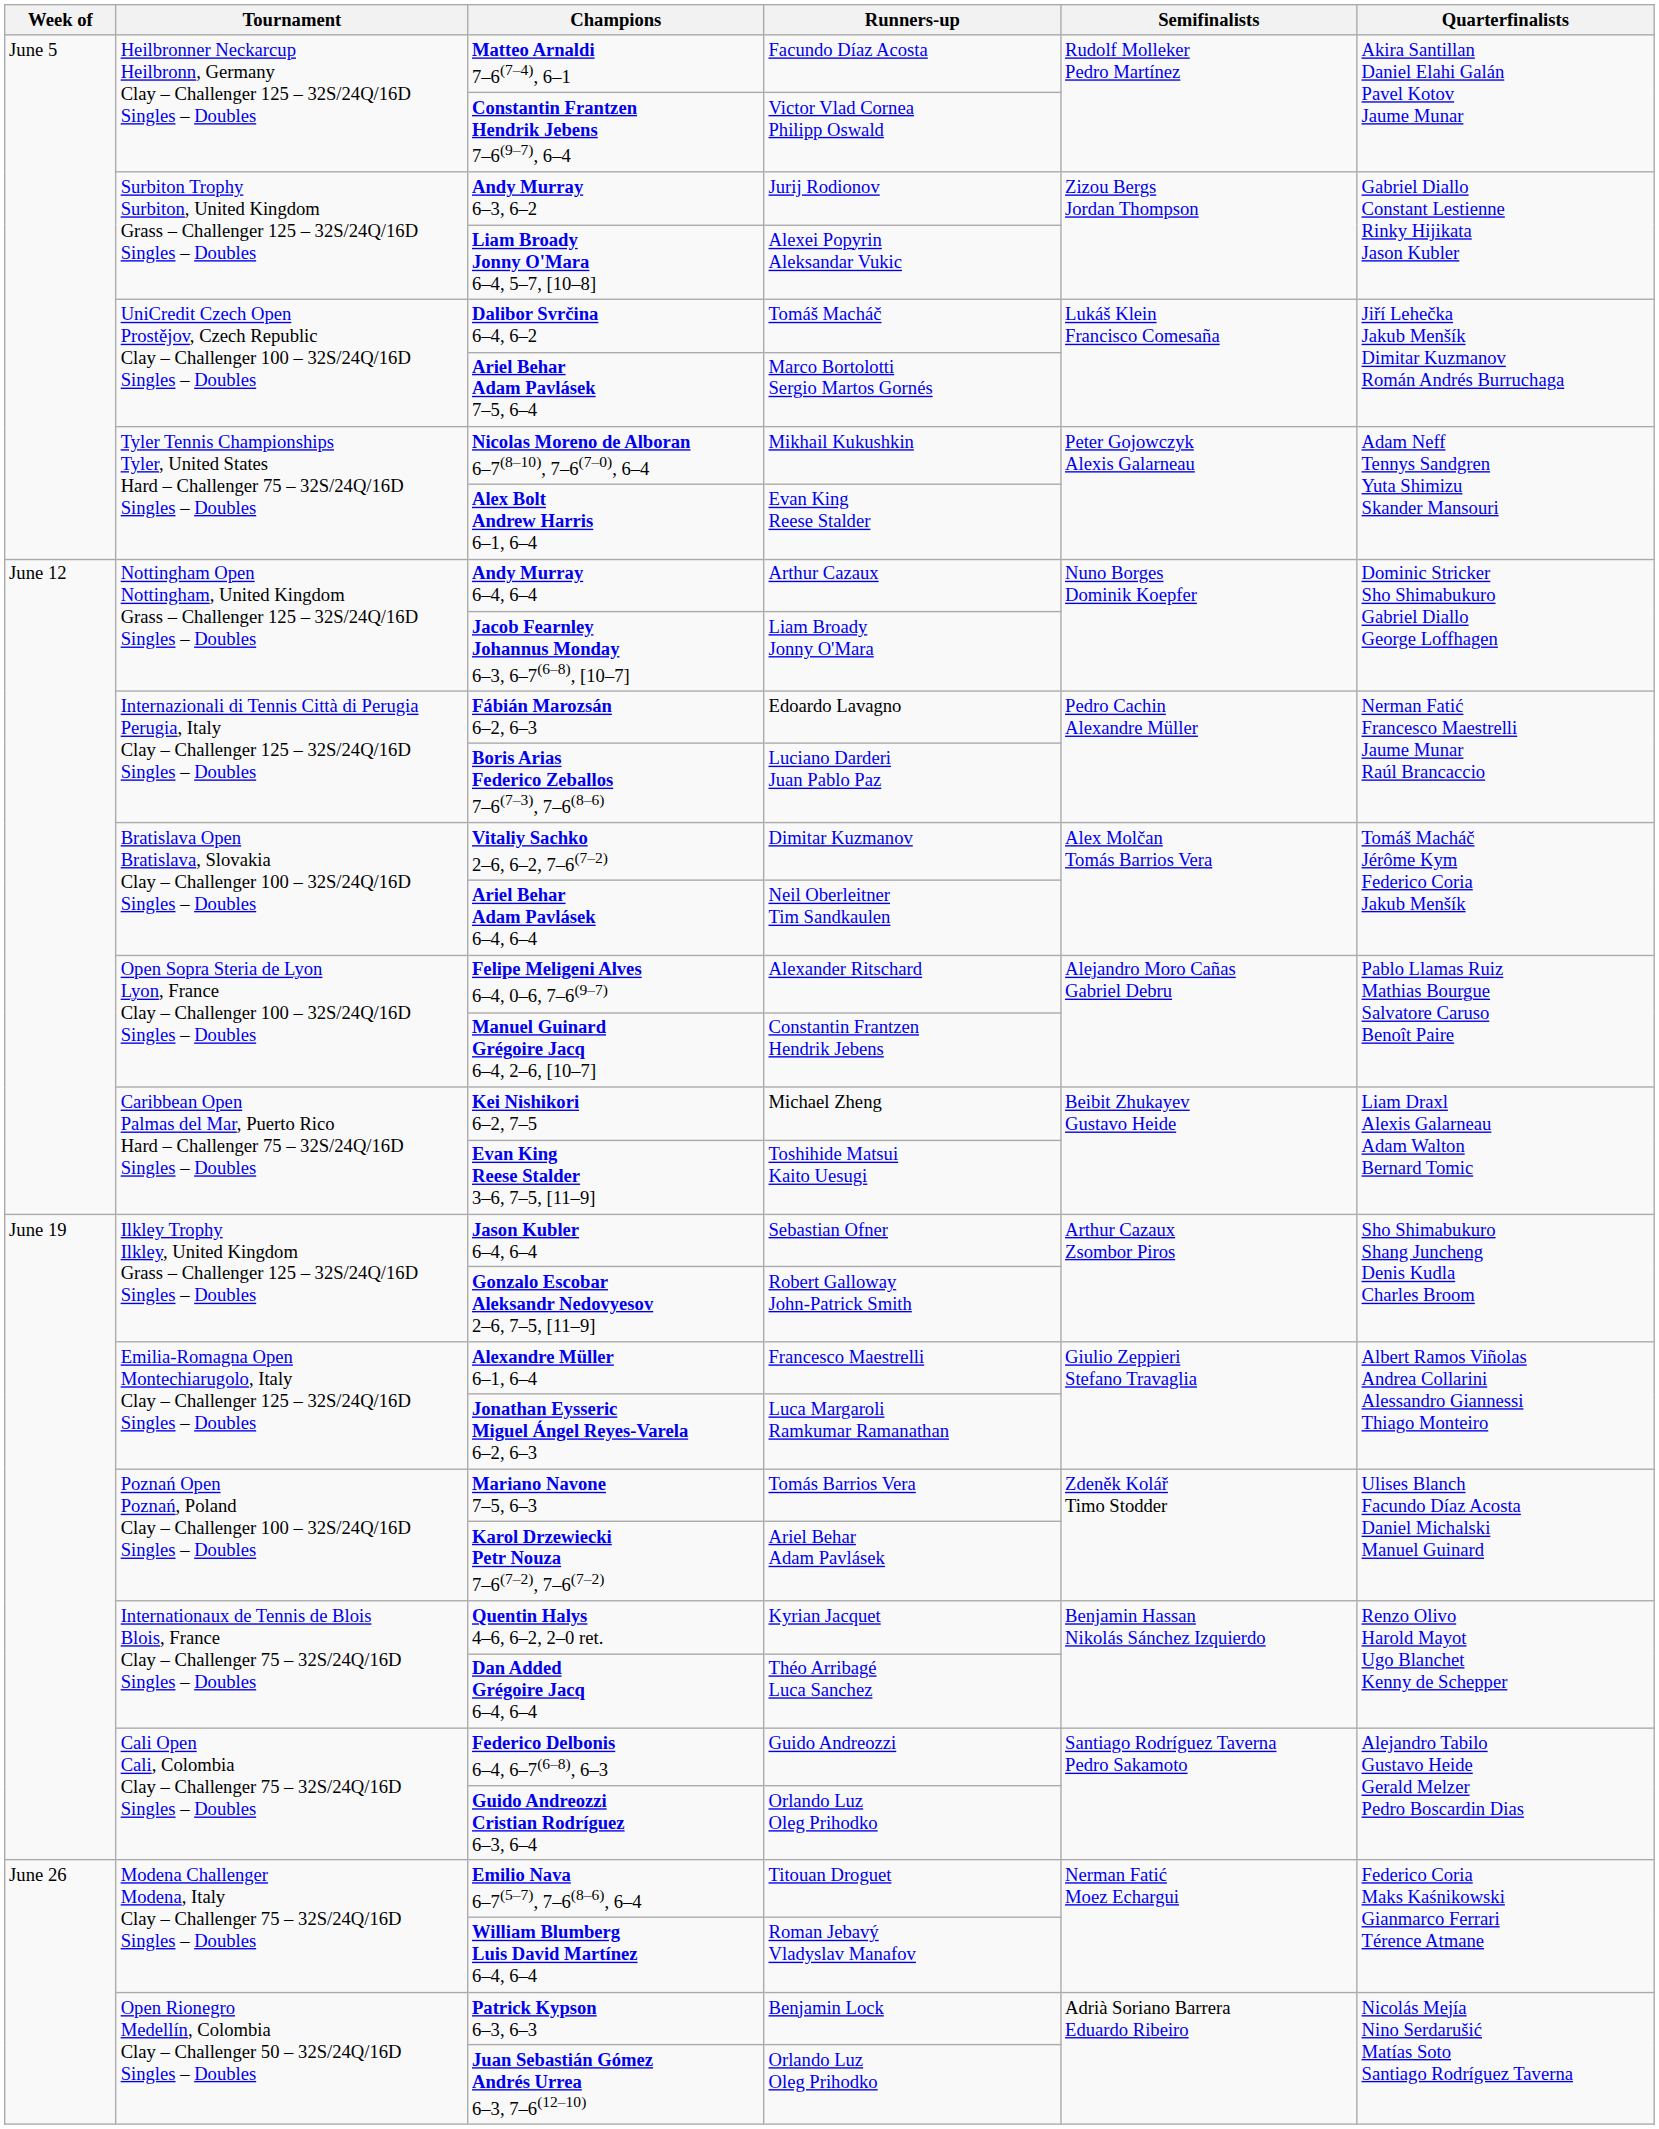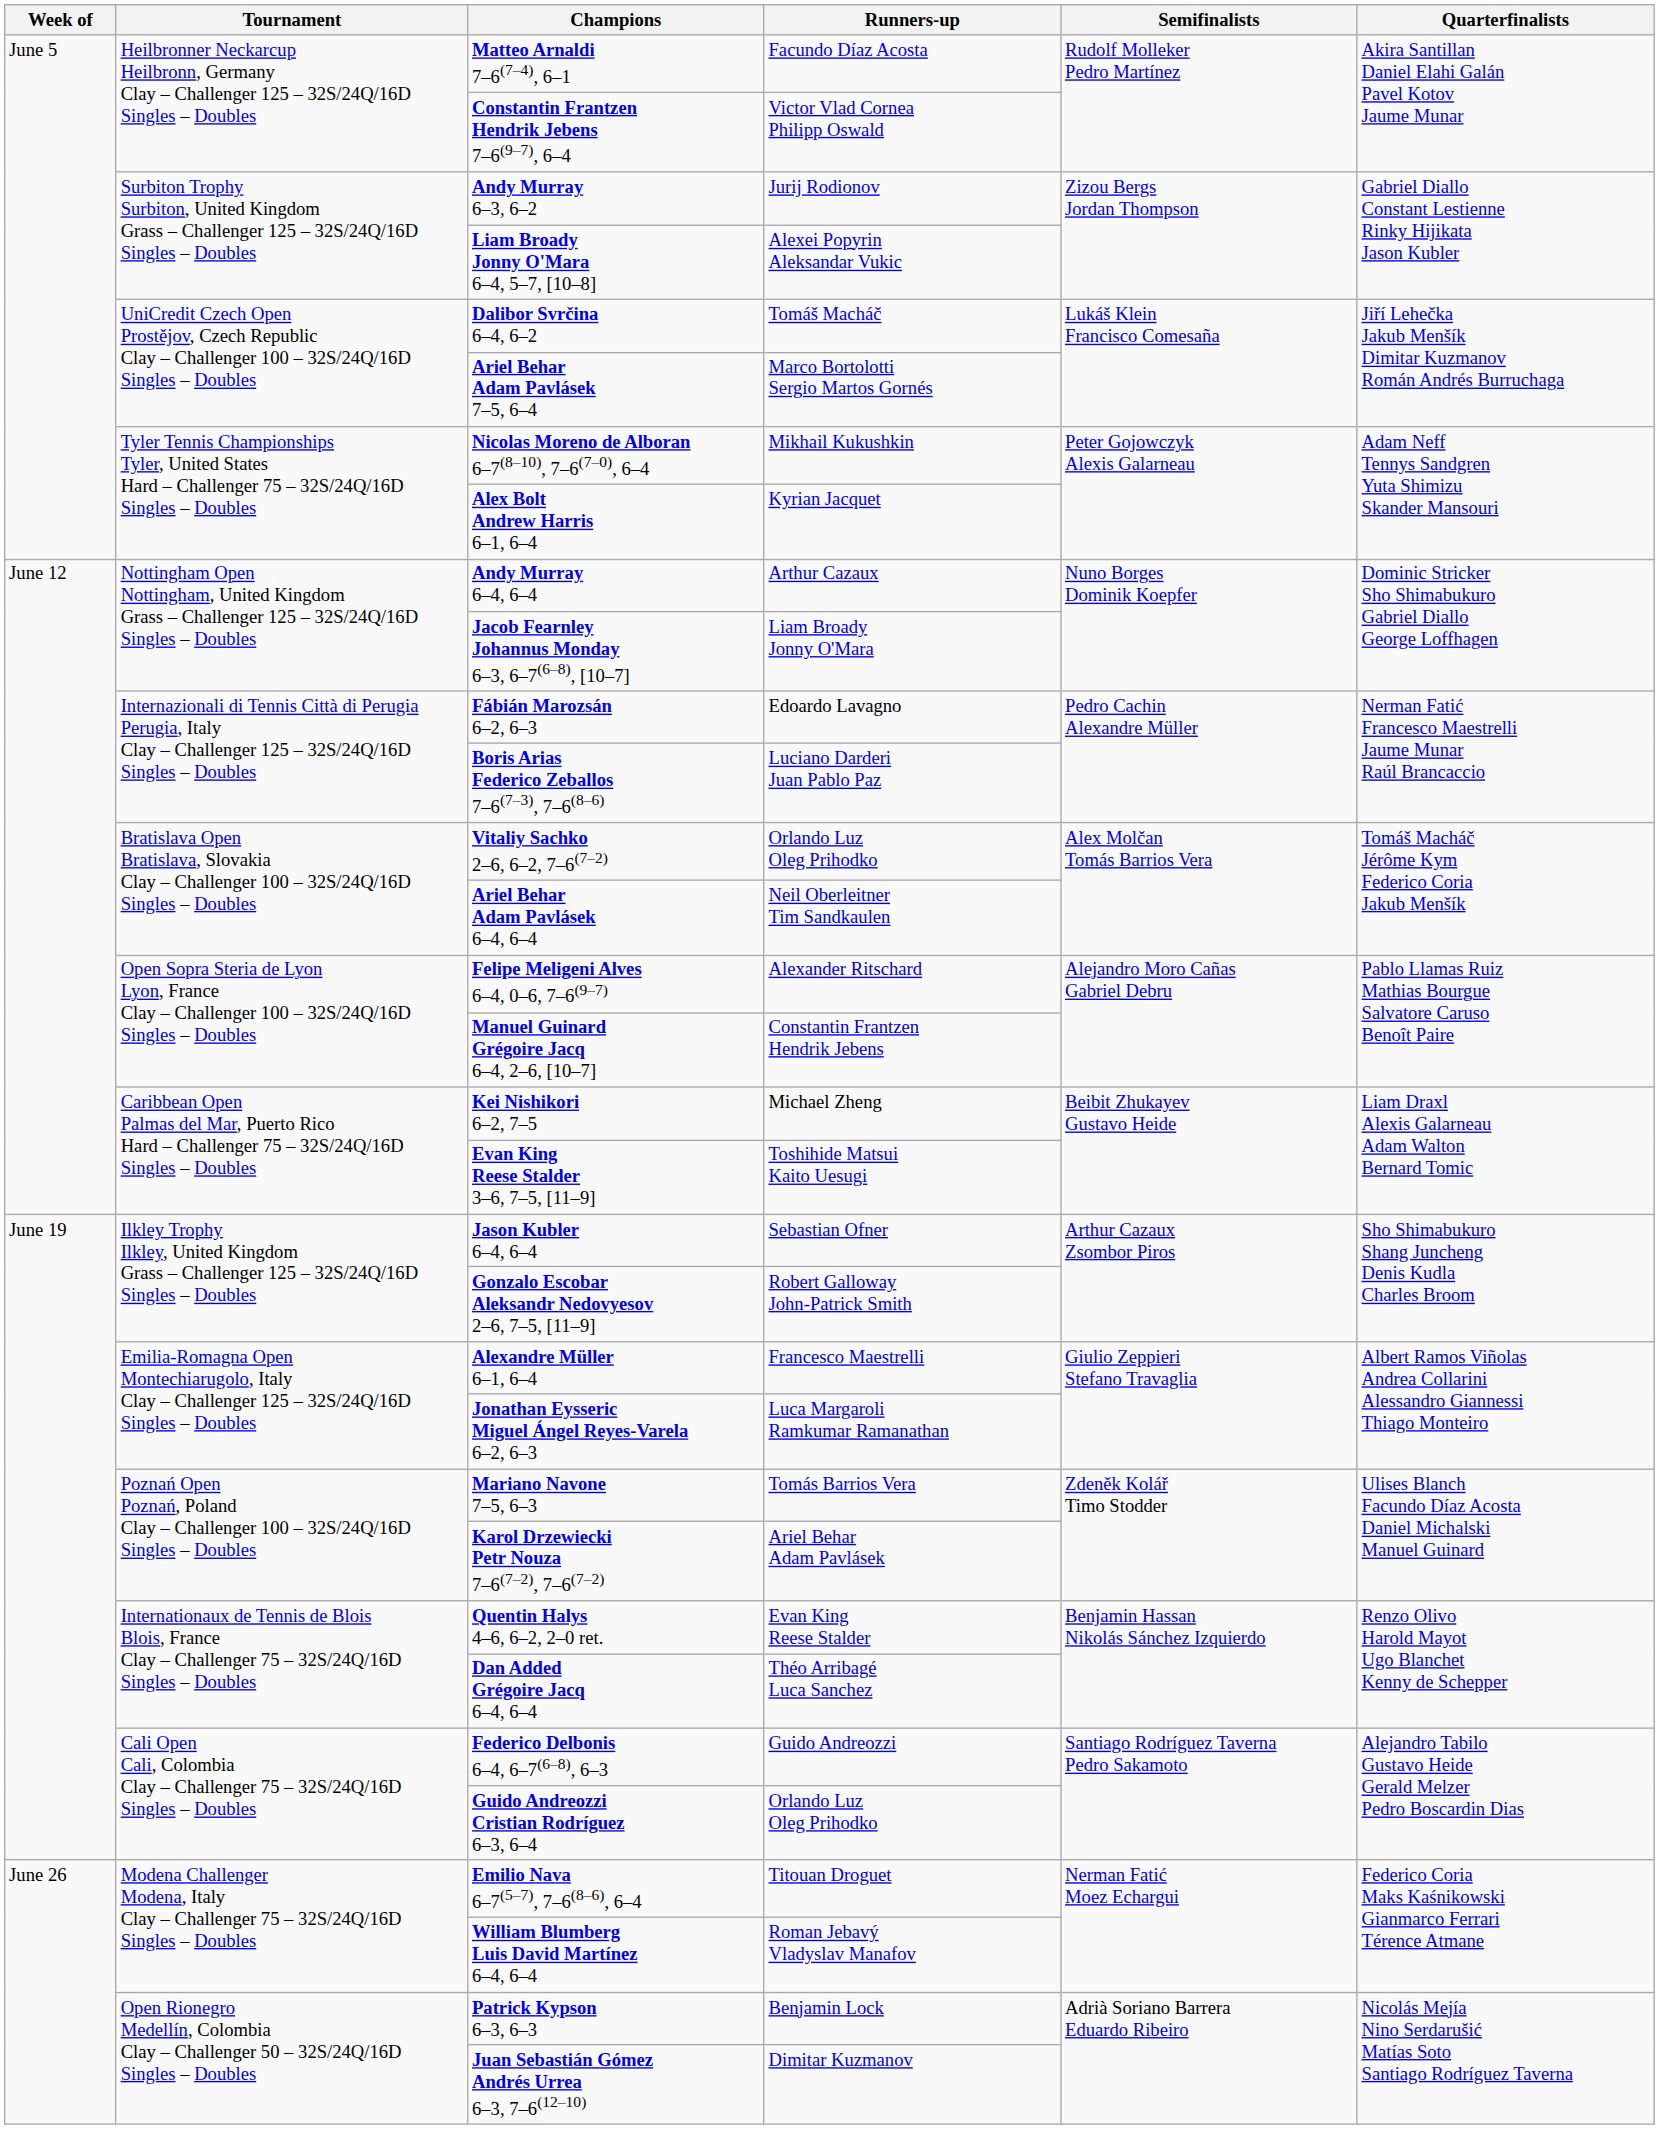(819, 510) Evan King Reese Stalder -> (825, 499) Kyrian Jacquet
(841, 837) Dimitar Kuzmanov -> (823, 848) Orlando Luz Oleg Prihodko
(825, 1615) Kyrian Jacquet -> (819, 1626) Evan King Reese Stalder
(823, 2070) Orlando Luz Oleg Prihodko -> (841, 2059) Dimitar Kuzmanov
